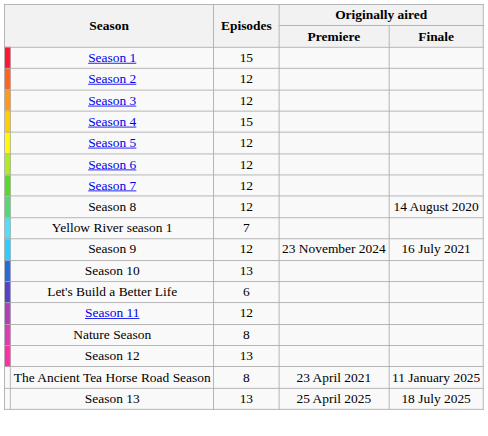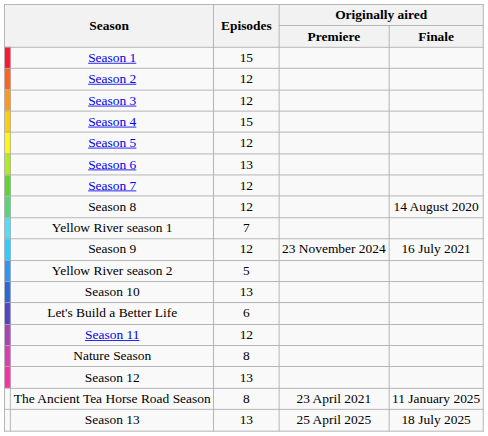(246, 164) 12 -> (246, 164) 13
+ row: (112, 270)
